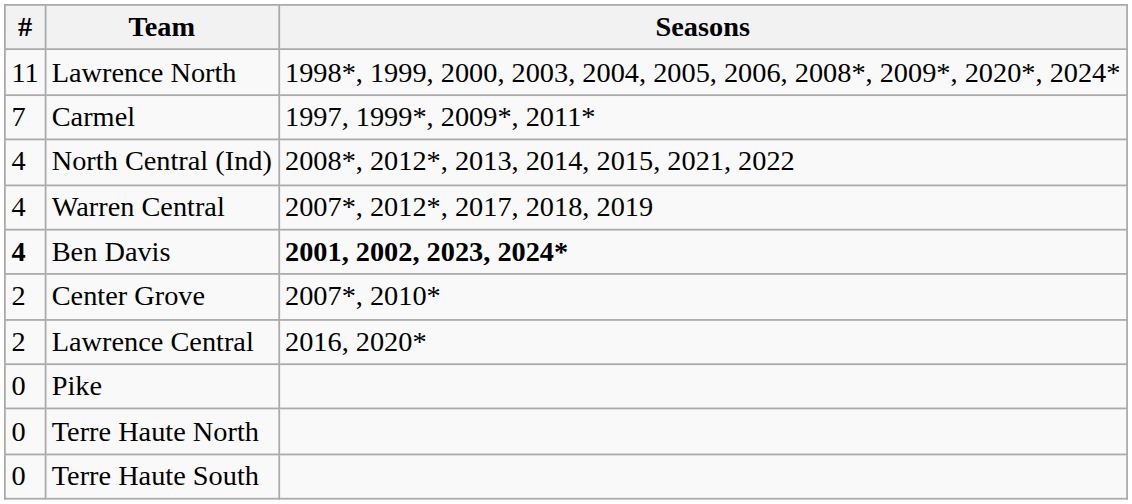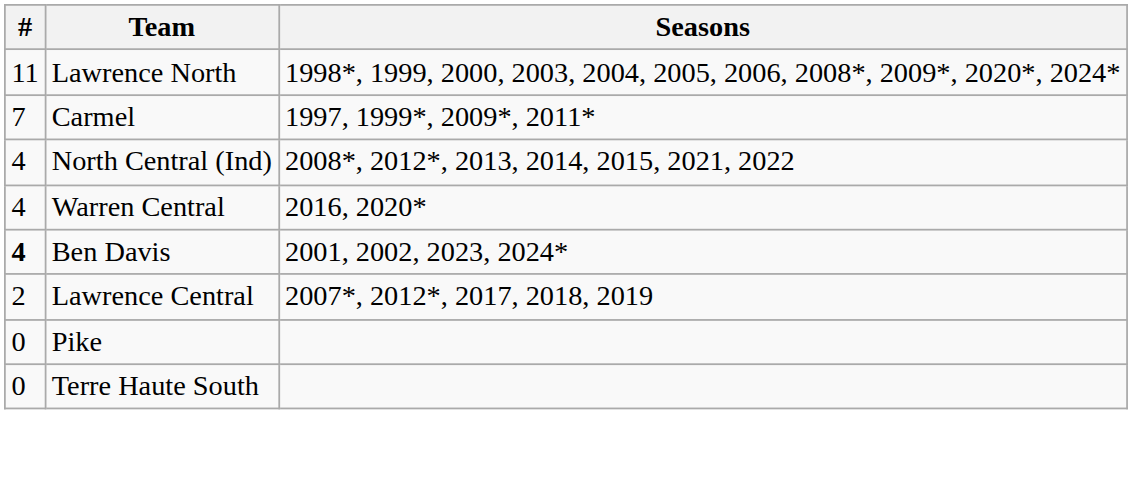(469, 206) 2007*, 2012*, 2017, 2018, 2019 -> (356, 206) 2016, 2020*
(427, 251) bold -> (427, 251) normal
- row: (128, 296)
(356, 341) 2016, 2020* -> (469, 296) 2007*, 2012*, 2017, 2018, 2019
- row: (155, 431)
